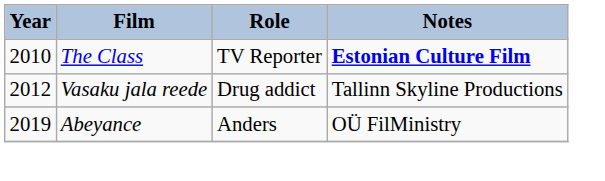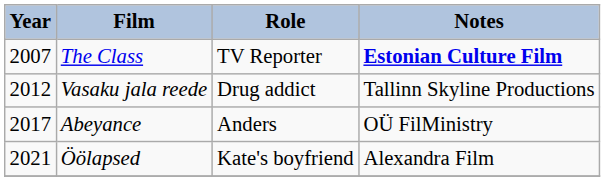(30, 56) 2010 -> (30, 56) 2007
(30, 124) 2019 -> (30, 124) 2017
+ row: (100, 158)
